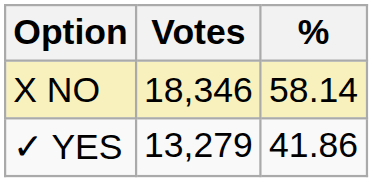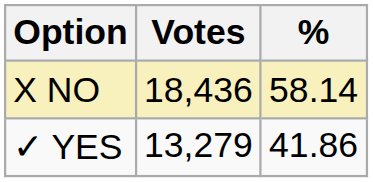(198, 88) 18,346 -> (198, 88) 18,436
